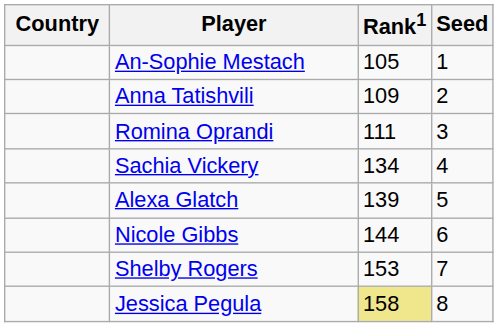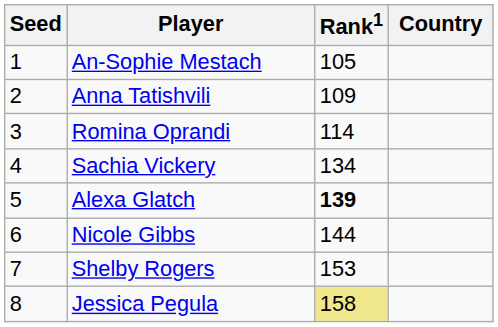columns swapped: (57, 24) <-> (462, 24)
(379, 131) 111 -> (337, 131) 114
(381, 200) normal -> (338, 200) bold
